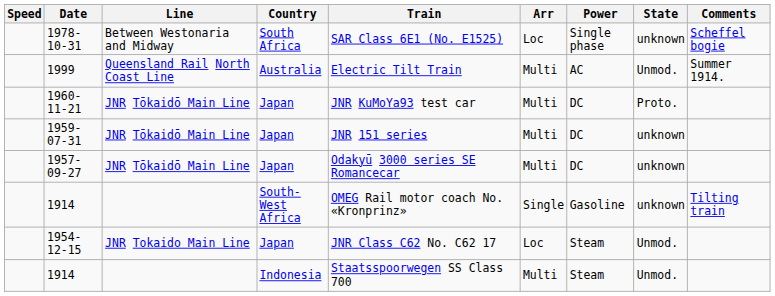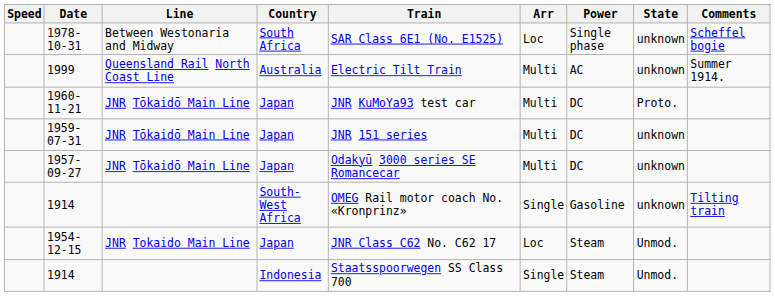(657, 71) Unmod. -> (661, 71) unknown
(540, 275) Multi -> (544, 275) Single
